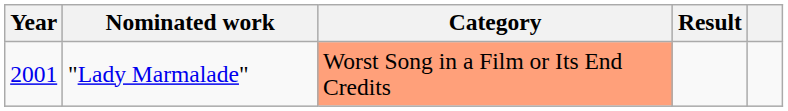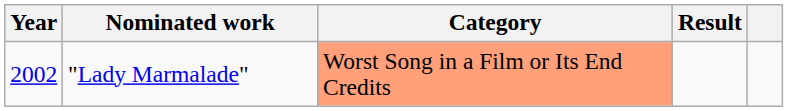(34, 73) 2001 -> (34, 73) 2002
